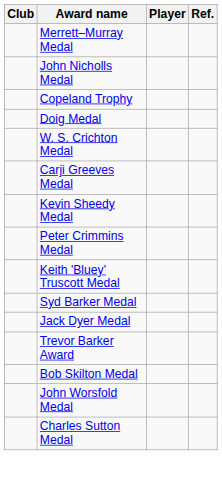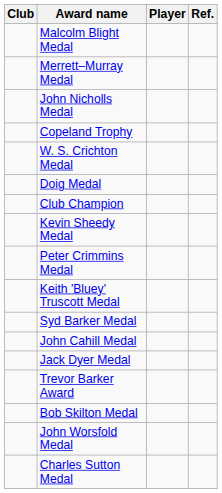+ row: (79, 40)
rows swapped: (79, 144) <-> (71, 118)
- row: (77, 177)
+ row: (82, 203)
+ row: (88, 341)
